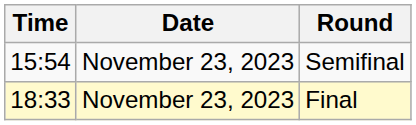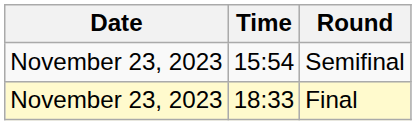columns swapped: (188, 23) <-> (41, 23)
